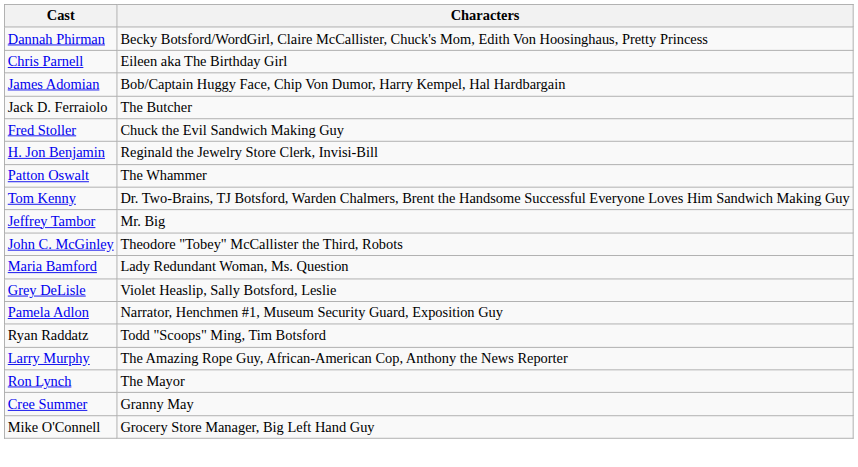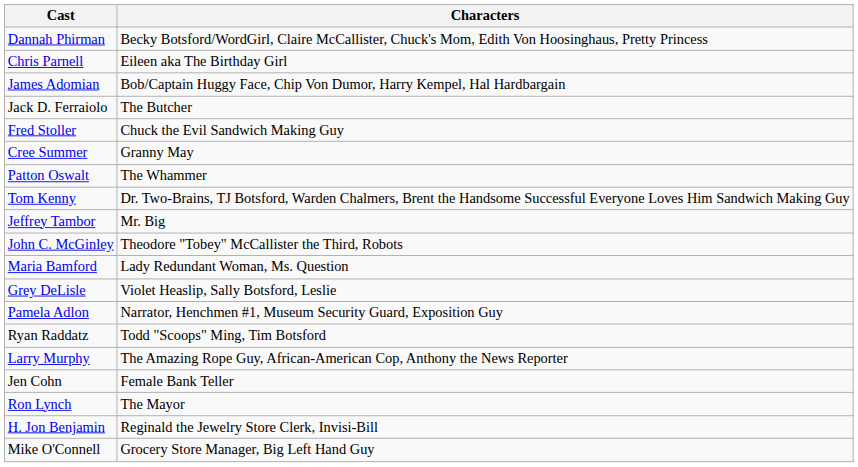rows swapped: (48, 404) <-> (56, 152)
+ row: (35, 381)
